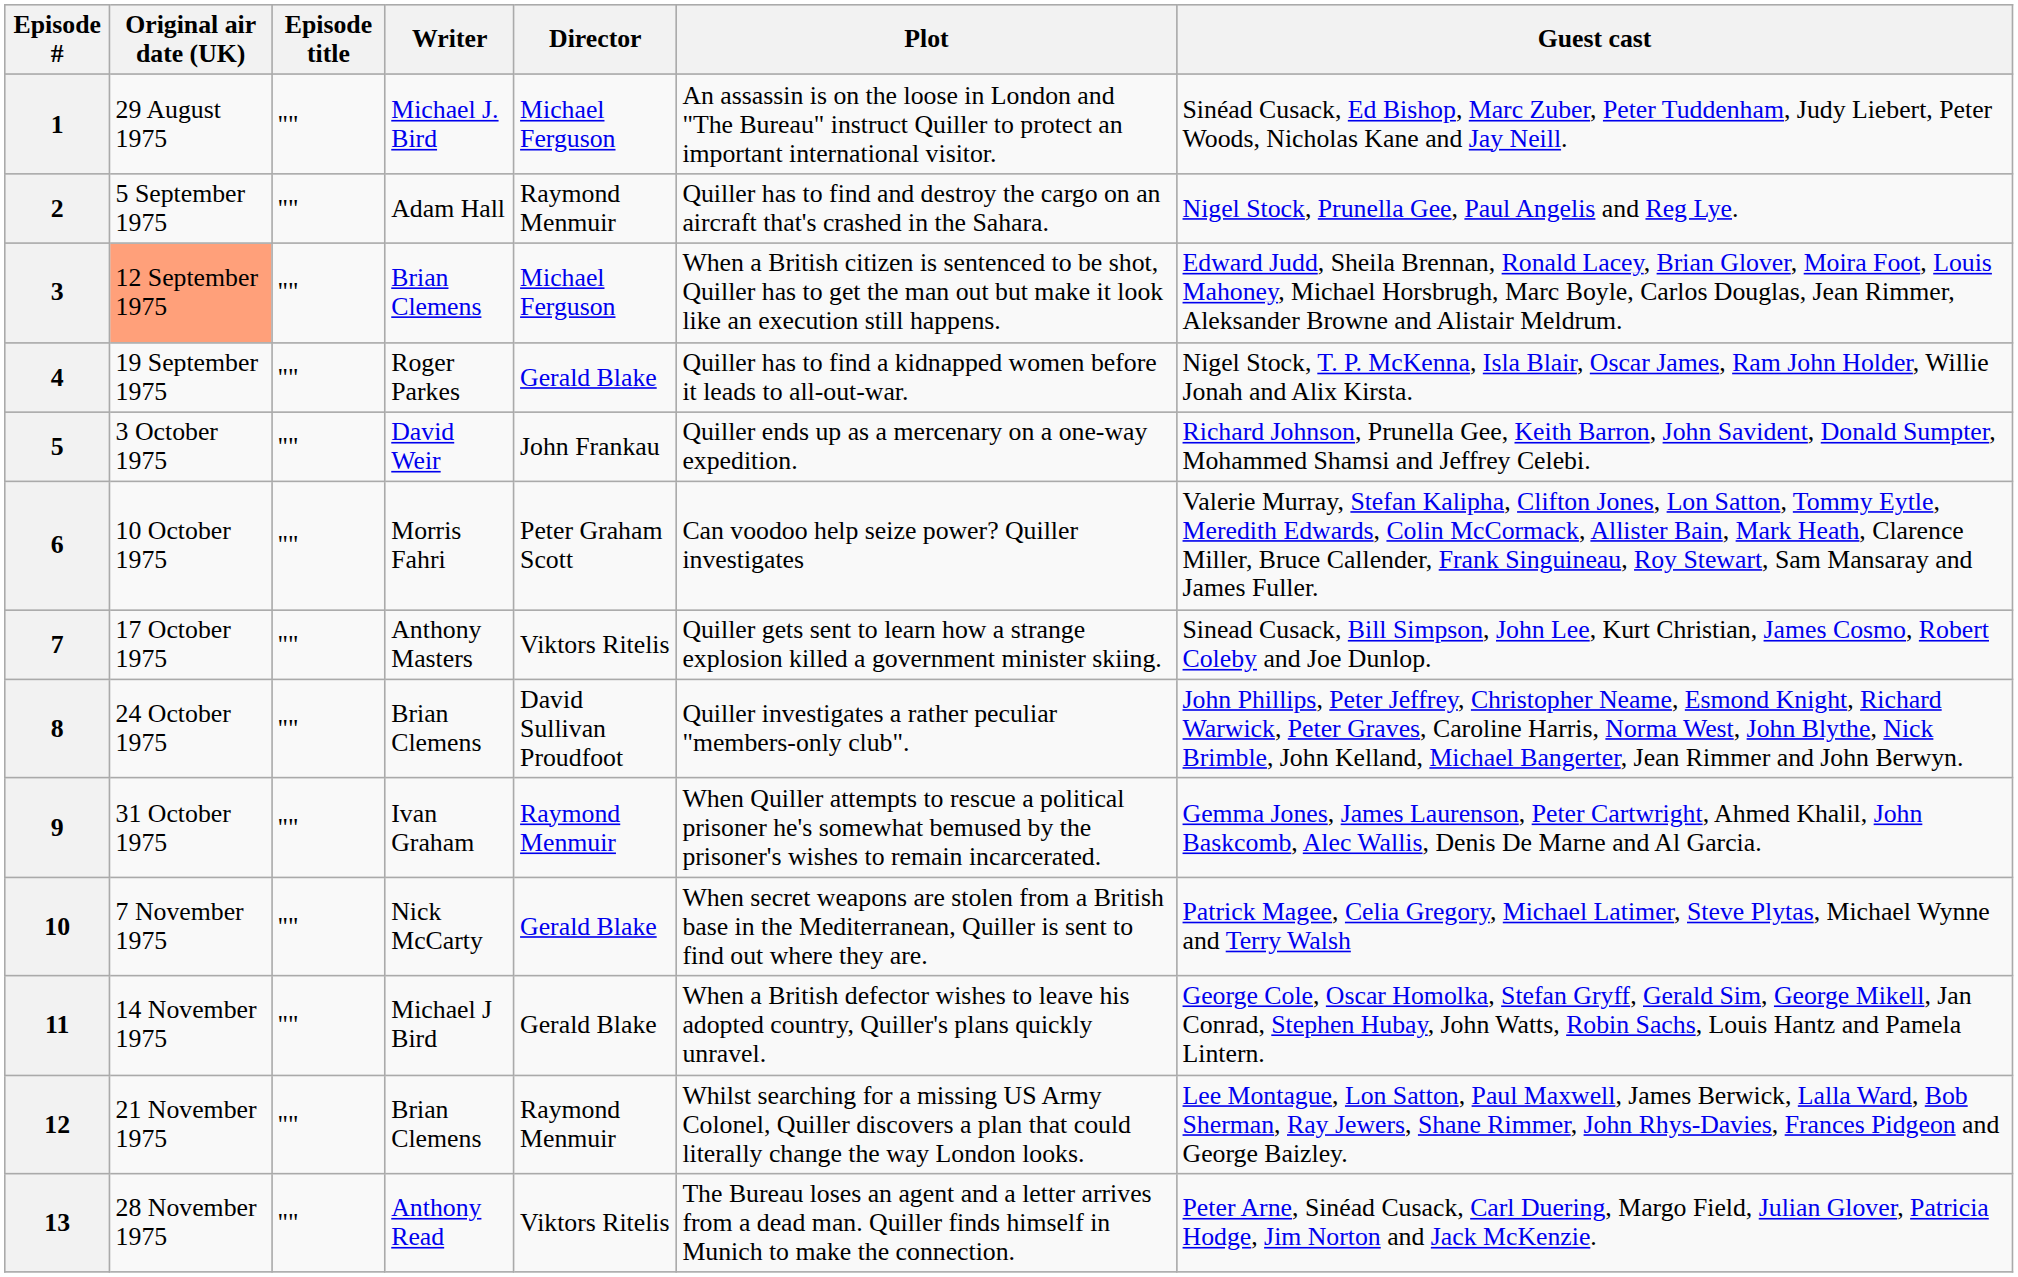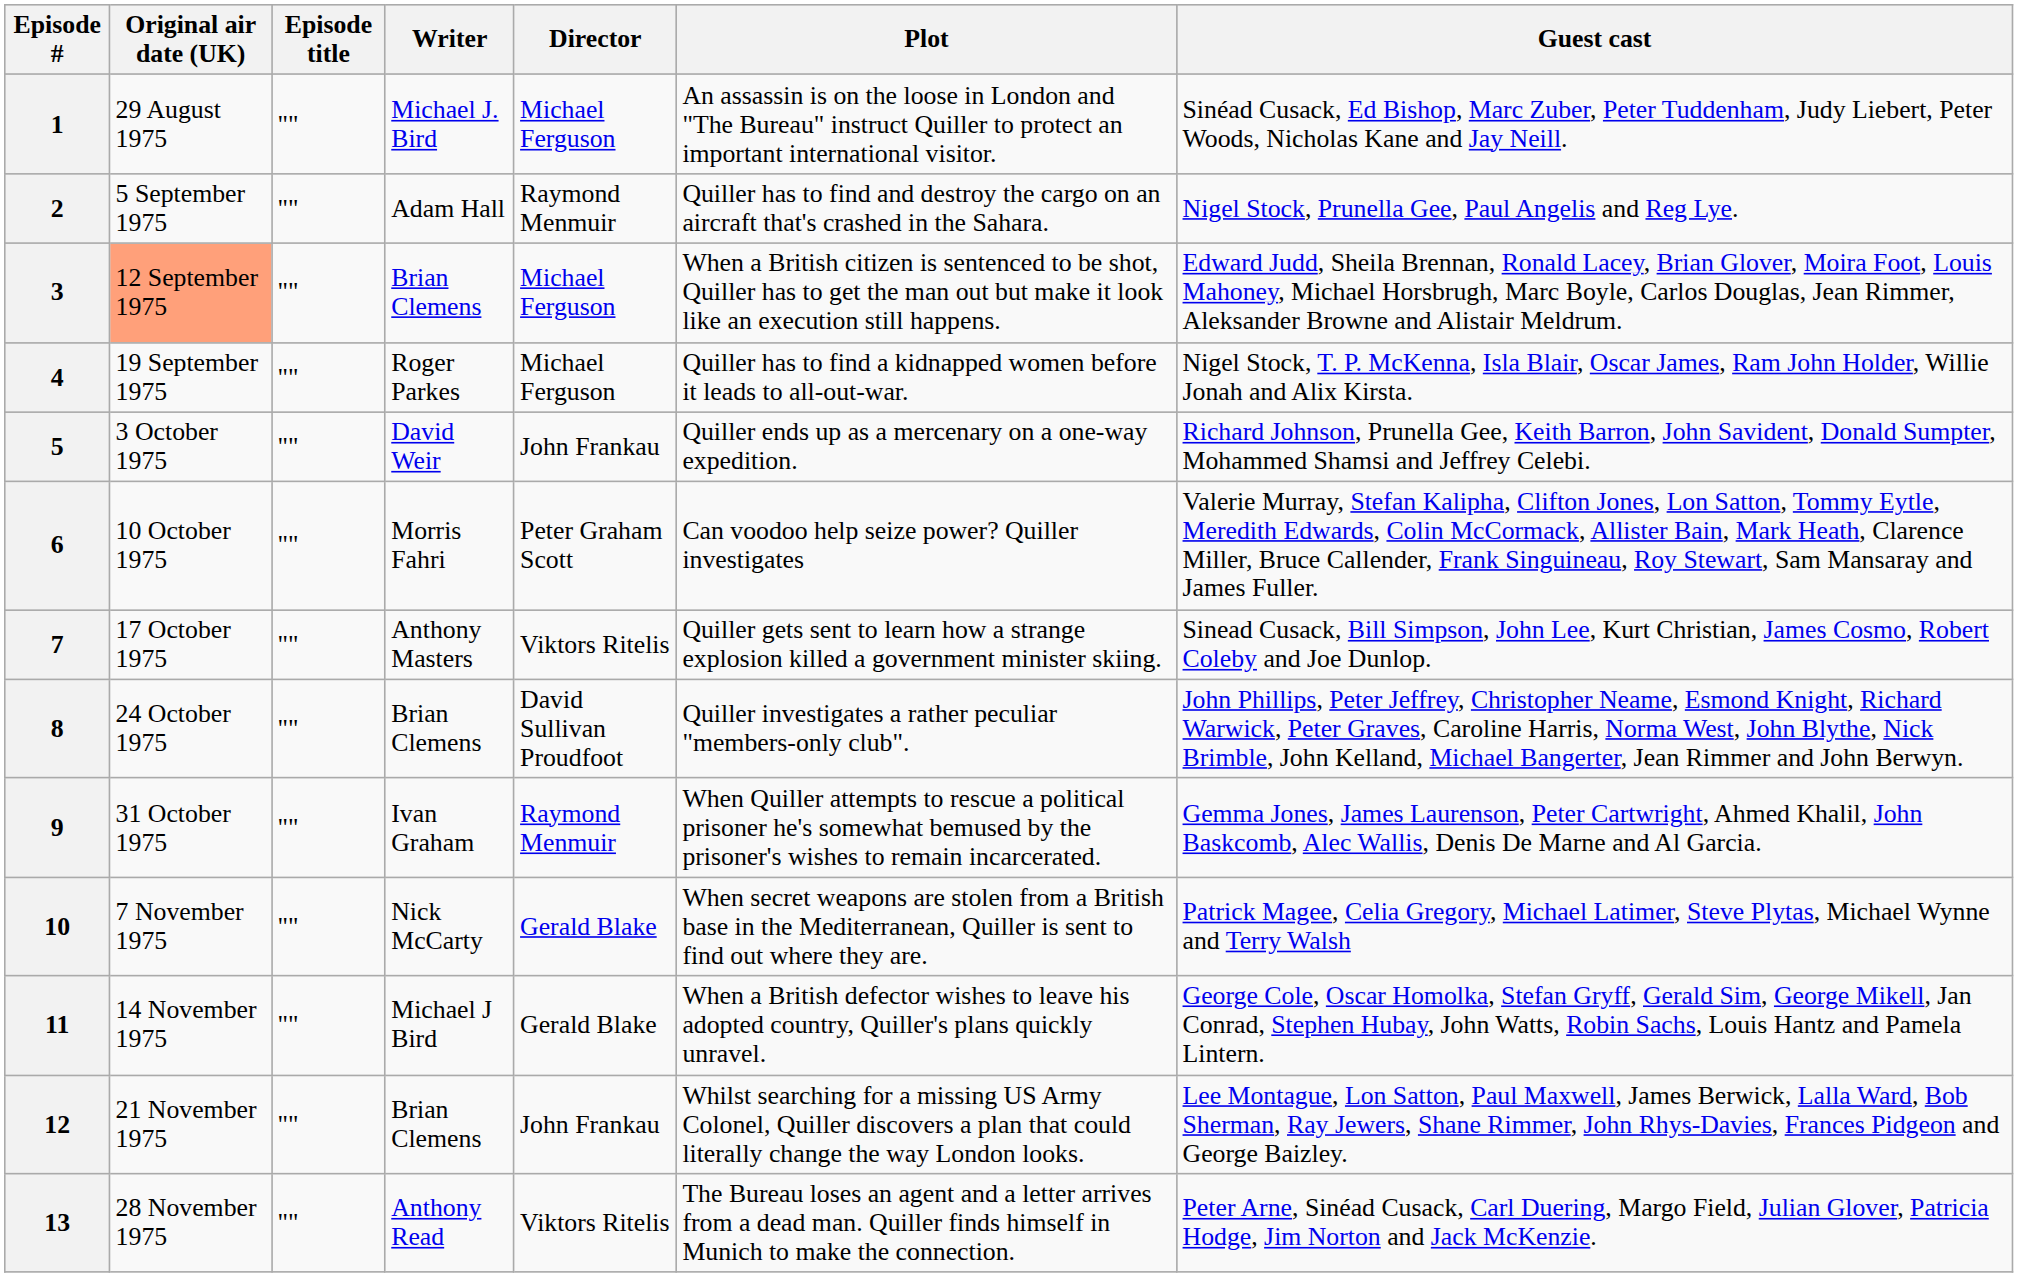(588, 376) Gerald Blake -> (568, 376) Michael Ferguson
(570, 1123) Raymond Menmuir -> (590, 1123) John Frankau
